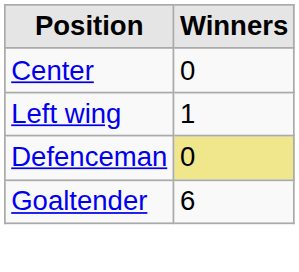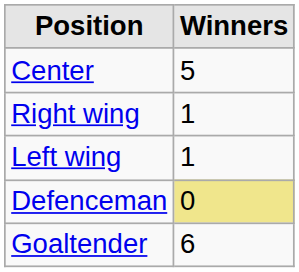(188, 69) 0 -> (188, 69) 5
+ row: (75, 113)
